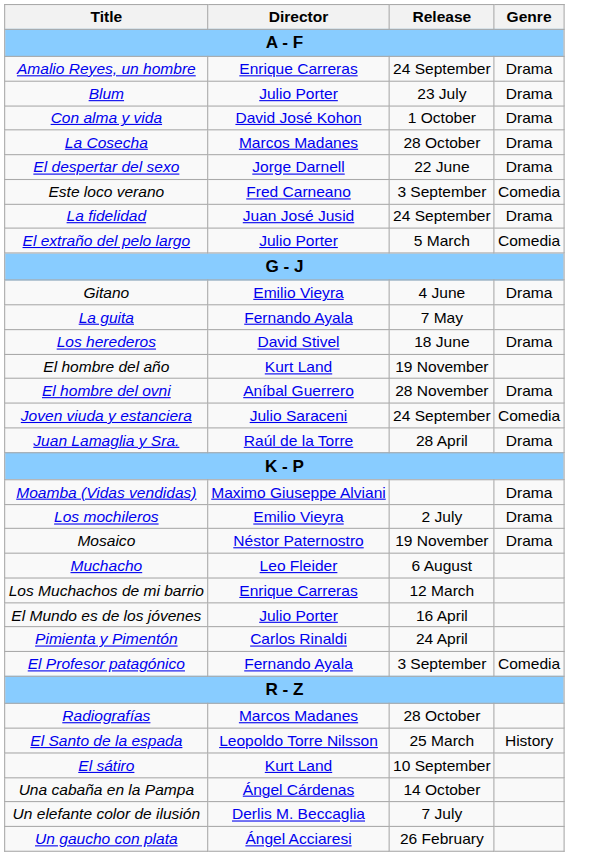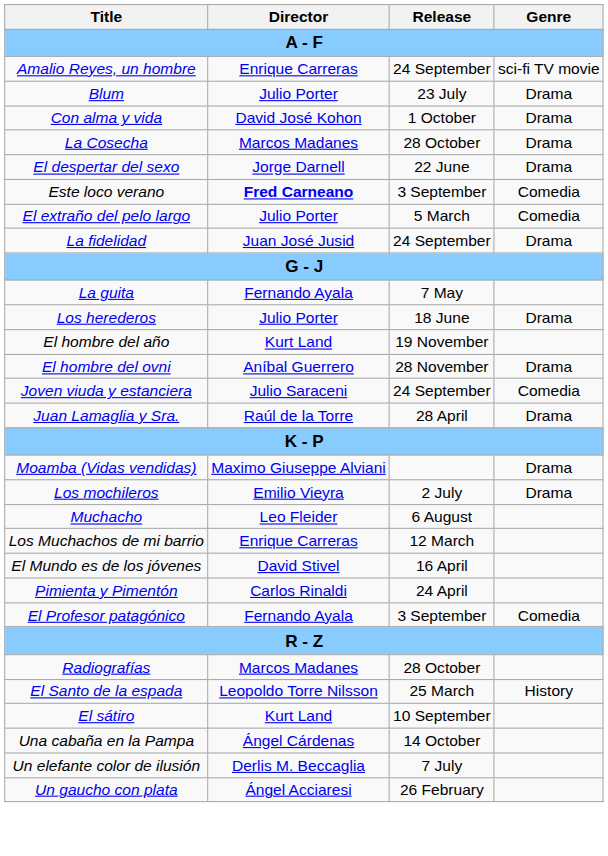(529, 69) Drama -> (549, 69) sci-fi TV movie
(299, 192) normal -> (299, 192) bold
rows swapped: (106, 241) <-> (106, 217)
- row: (106, 293)
(299, 342) David Stivel -> (299, 318) Julio Porter
- row: (106, 541)
(299, 615) Julio Porter -> (299, 566) David Stivel
